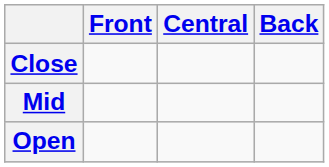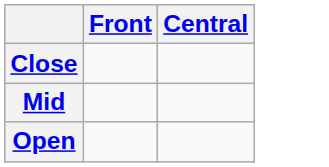- column: (289, 24)
